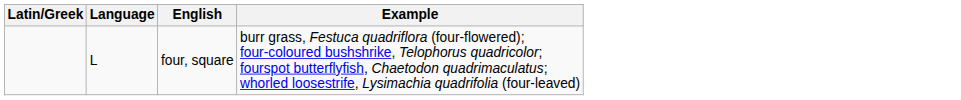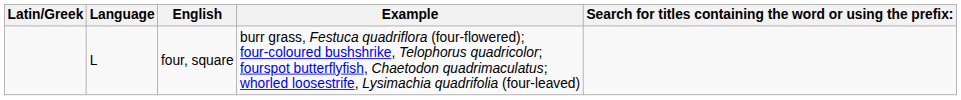+ column: (770, 15)
